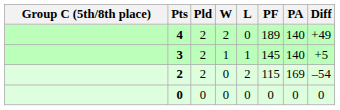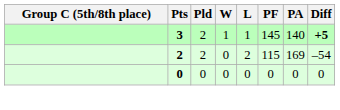- row: (180, 34)
(321, 54) normal -> (321, 34) bold
